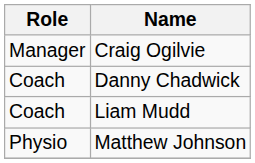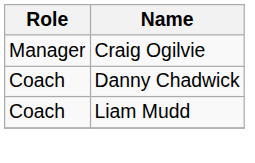- row: (170, 142)
